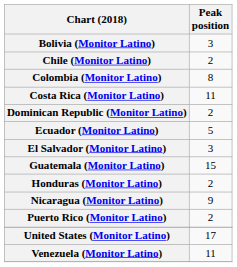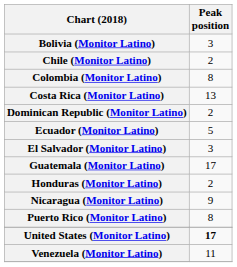(211, 95) 11 -> (211, 95) 13
(211, 165) 15 -> (211, 165) 17
(211, 218) 2 -> (211, 218) 8
(211, 235) normal -> (211, 235) bold
